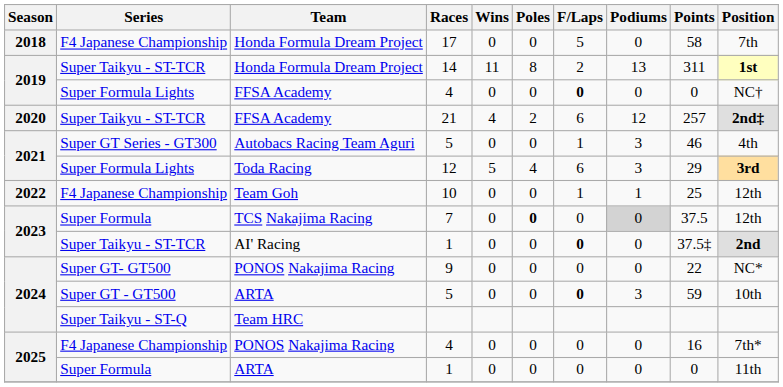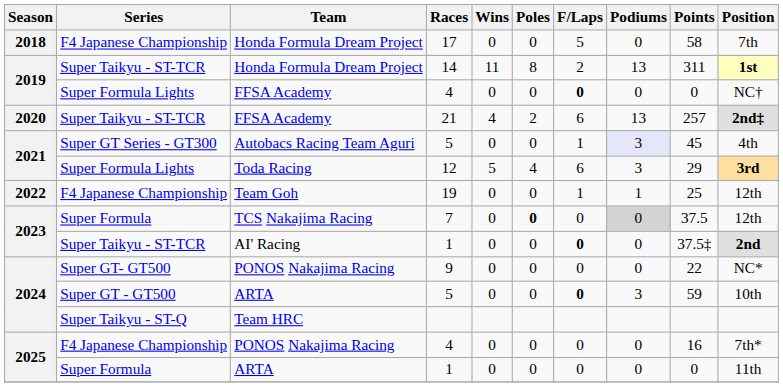(638, 118) 12 -> (638, 118) 13
(638, 143) no background -> (638, 143) lavender background
(694, 143) 46 -> (694, 143) 45
(449, 193) 10 -> (449, 193) 19
